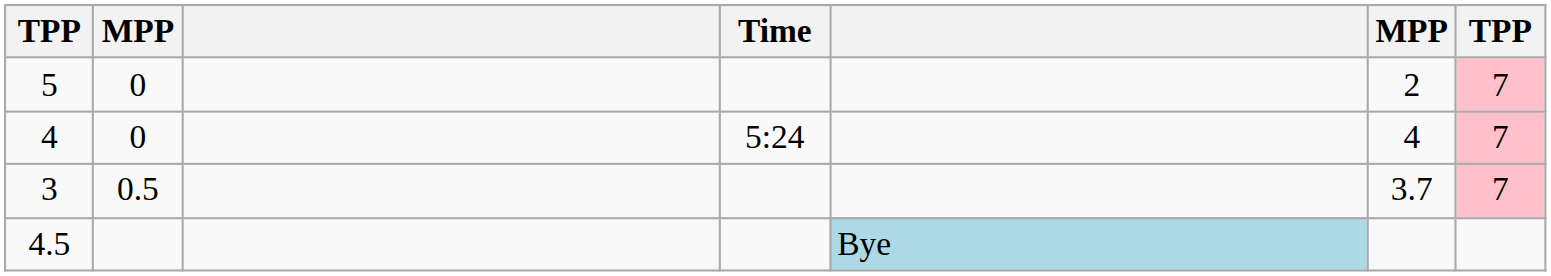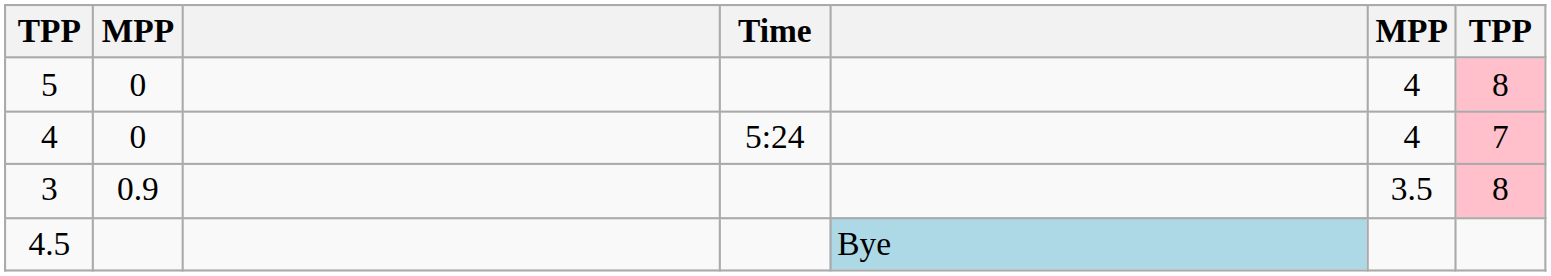(1412, 84) 2 -> (1412, 84) 4
(1500, 84) 7 -> (1500, 84) 8
(138, 190) 0.5 -> (138, 190) 0.9
(1412, 190) 3.7 -> (1412, 190) 3.5
(1500, 190) 7 -> (1500, 190) 8
